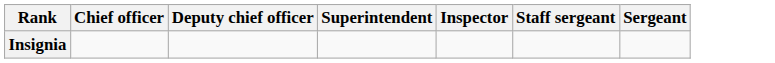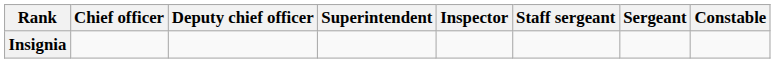+ column: (730, 17)
